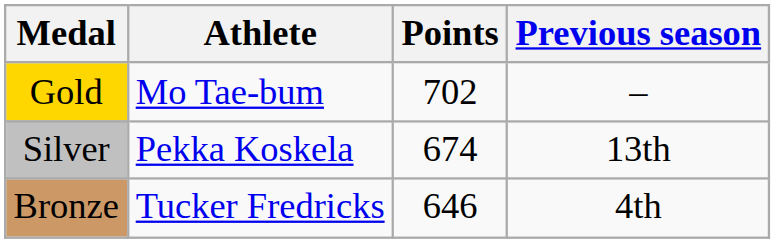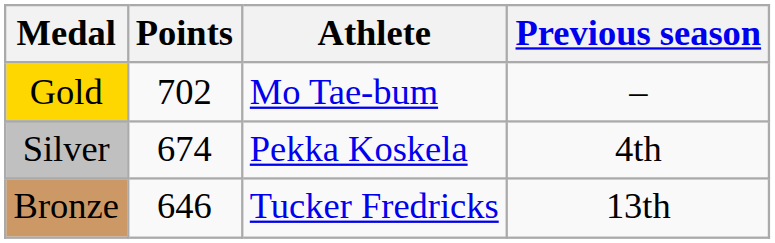columns swapped: (260, 33) <-> (450, 33)
(638, 149) 13th -> (638, 149) 4th
(638, 206) 4th -> (638, 206) 13th
